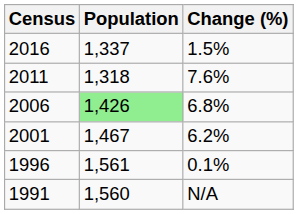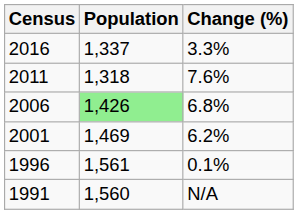(208, 48) 1.5% -> (208, 48) 3.3%
(107, 135) 1,467 -> (107, 135) 1,469
